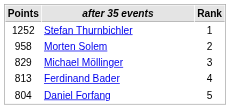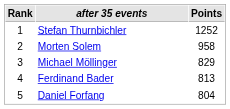columns swapped: (210, 13) <-> (23, 13)
